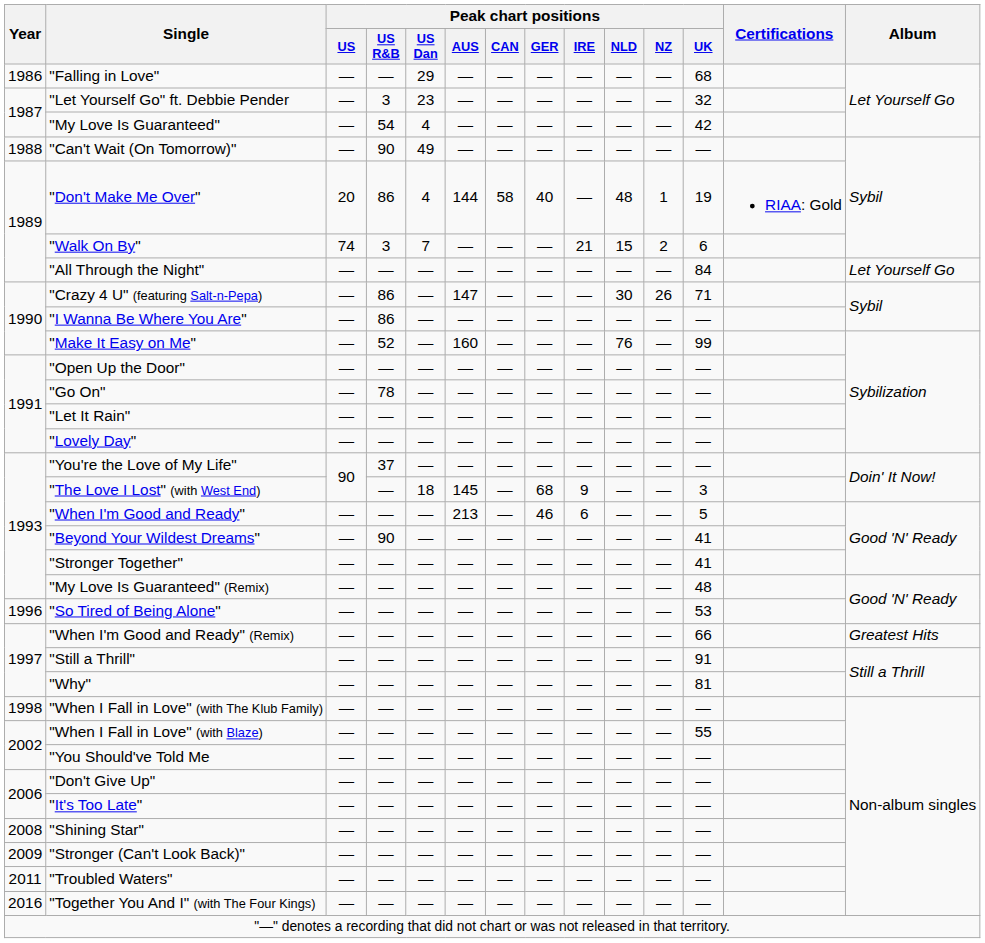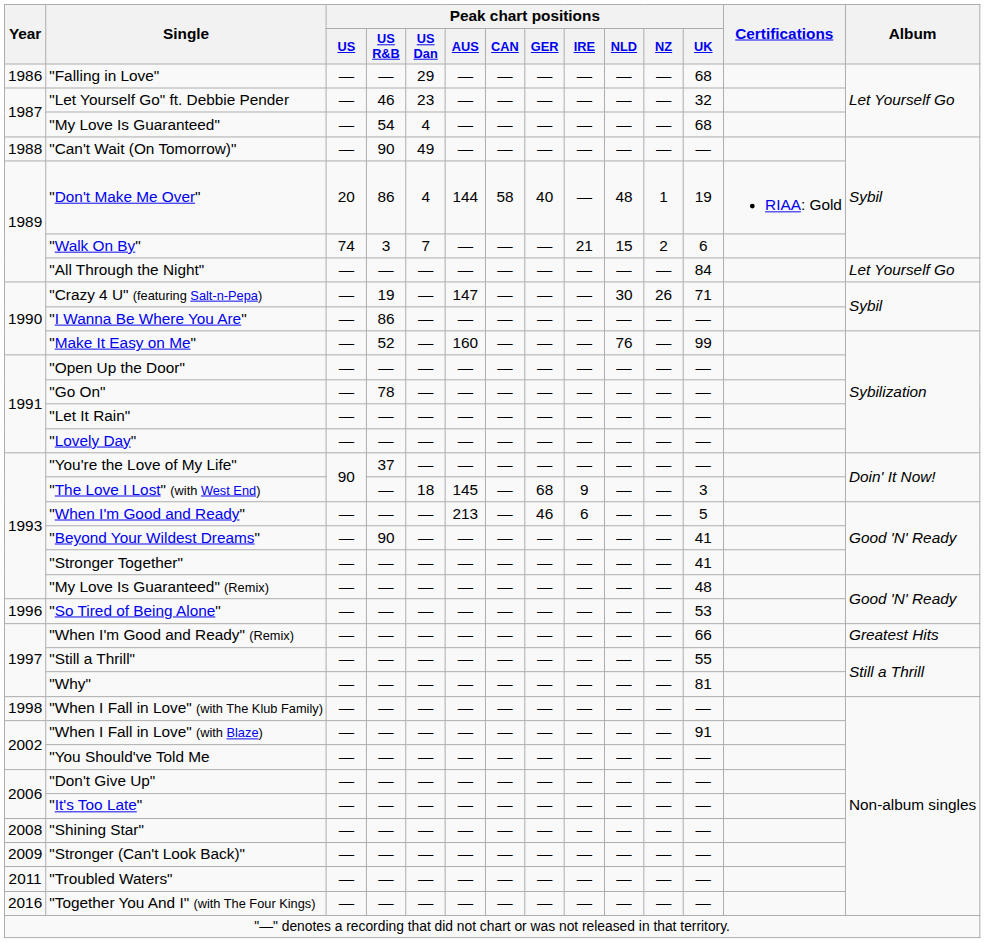(386, 100) 3 -> (386, 100) 46
(703, 124) 42 -> (703, 124) 68
(386, 294) 86 -> (386, 294) 19
(703, 659) 91 -> (703, 659) 55
(703, 732) 55 -> (703, 732) 91
